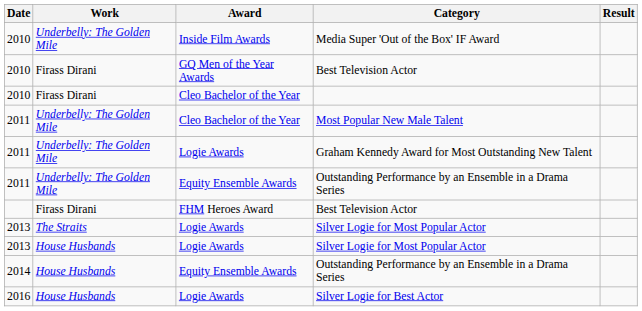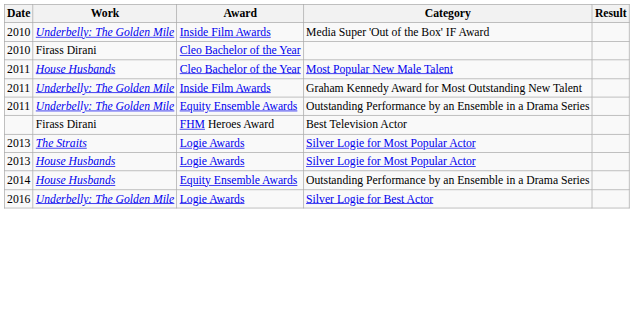- row: (19, 70)
(93, 120) Underbelly: The Golden Mile -> (76, 69) House Husbands
(211, 152) Logie Awards -> (225, 87) Inside Film Awards
(76, 296) House Husbands -> (105, 198) Underbelly: The Golden Mile
